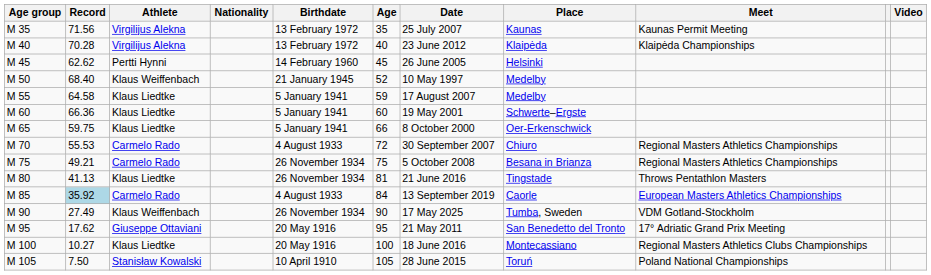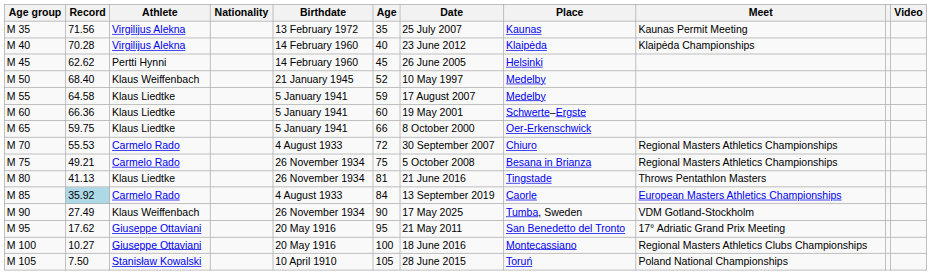(317, 46) 13 February 1972 -> (317, 46) 14 February 1960
(144, 246) Klaus Liedtke -> (157, 246) Giuseppe Ottaviani
